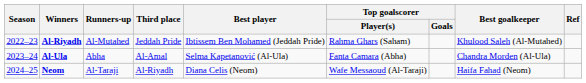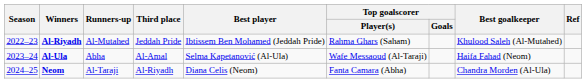(368, 56) Fanta Camara (Abha) -> (378, 56) Wafe Messaoud (Al-Taraji)
(504, 56) Chandra Morden (Al-Ula) -> (494, 56) Haifa Fahad (Neom)
(378, 71) Wafe Messaoud (Al-Taraji) -> (368, 71) Fanta Camara (Abha)
(494, 71) Haifa Fahad (Neom) -> (504, 71) Chandra Morden (Al-Ula)
